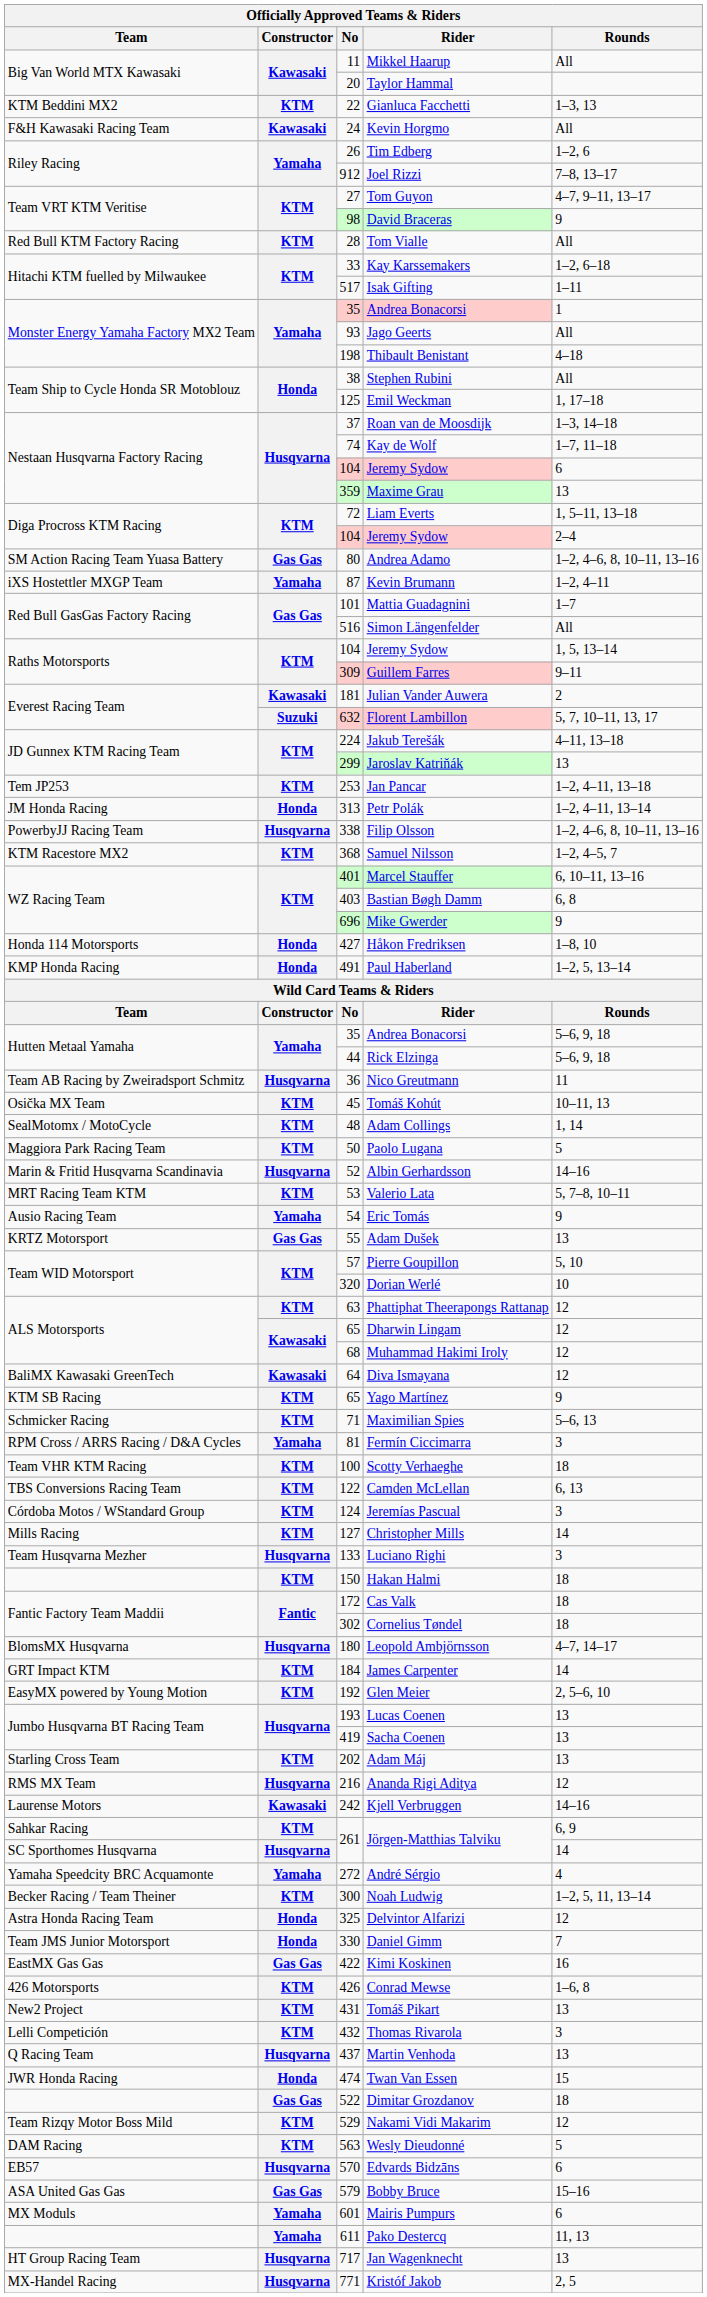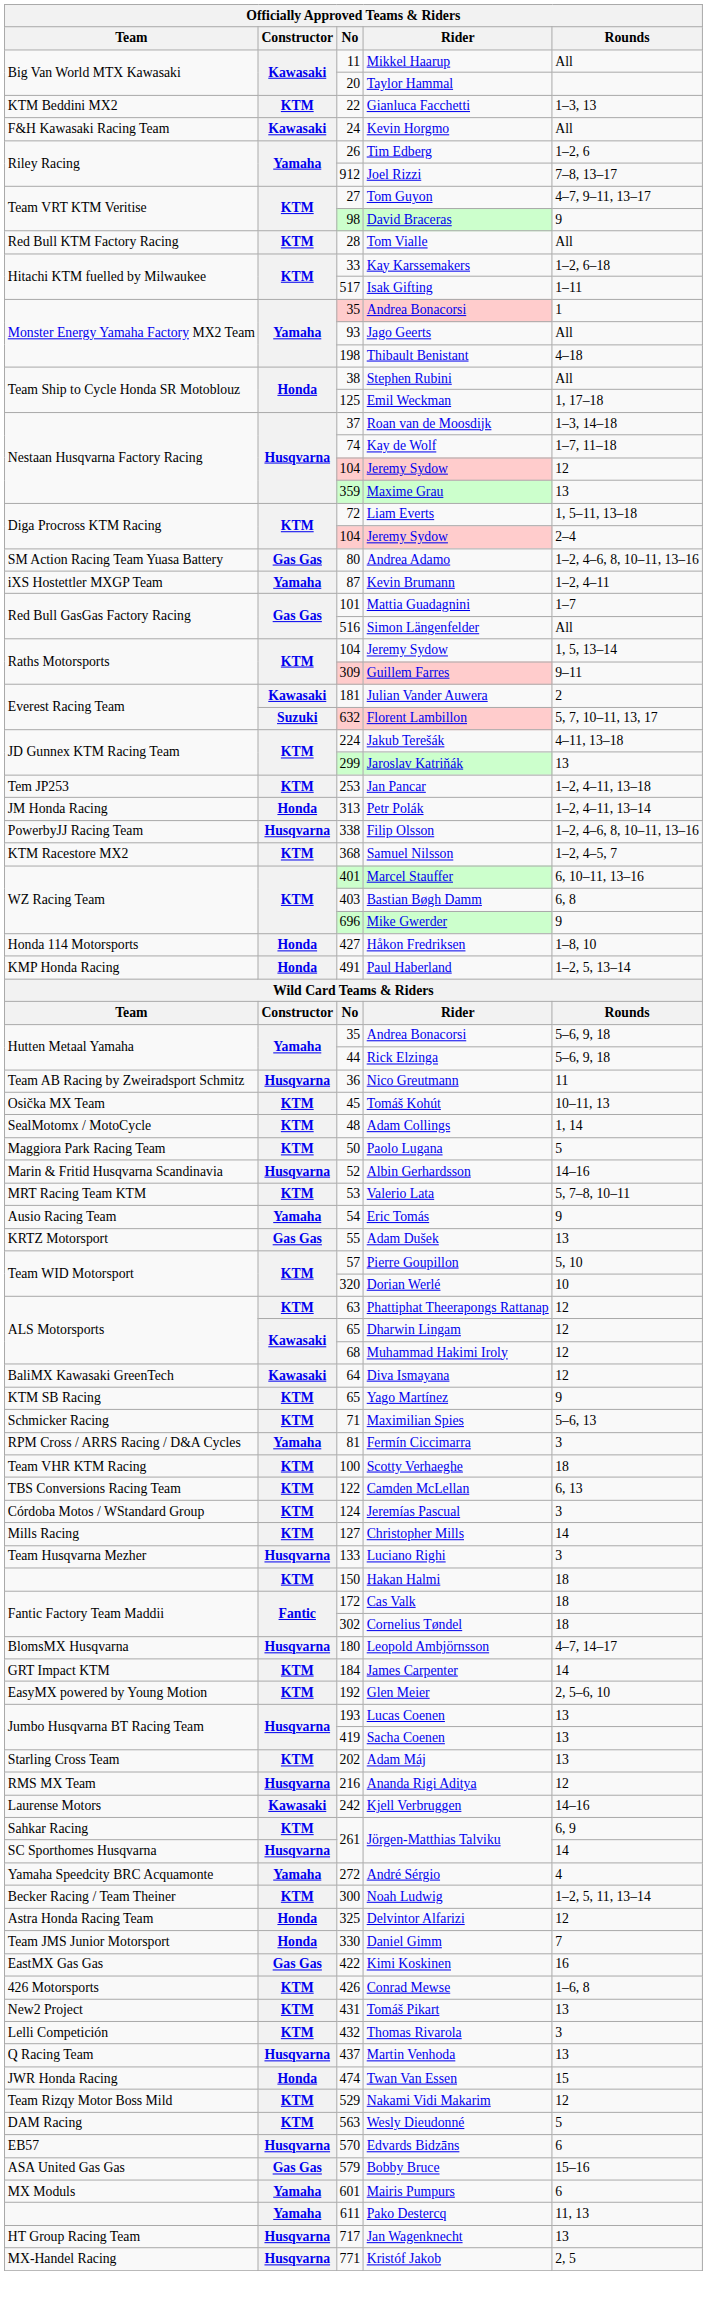(559, 468) 6 -> (562, 468) 12
- row: (131, 2100)
